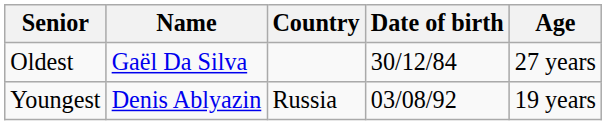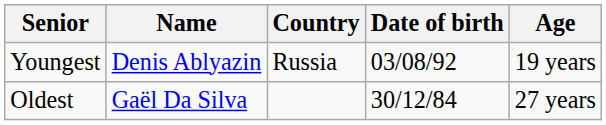rows swapped: (55, 100) <-> (42, 61)
